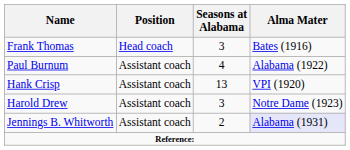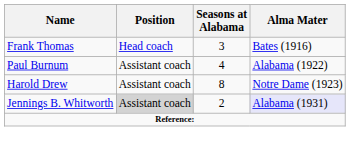- row: (33, 84)
(222, 103) 3 -> (222, 84) 8
(155, 122) no background -> (155, 103) lightgrey background
